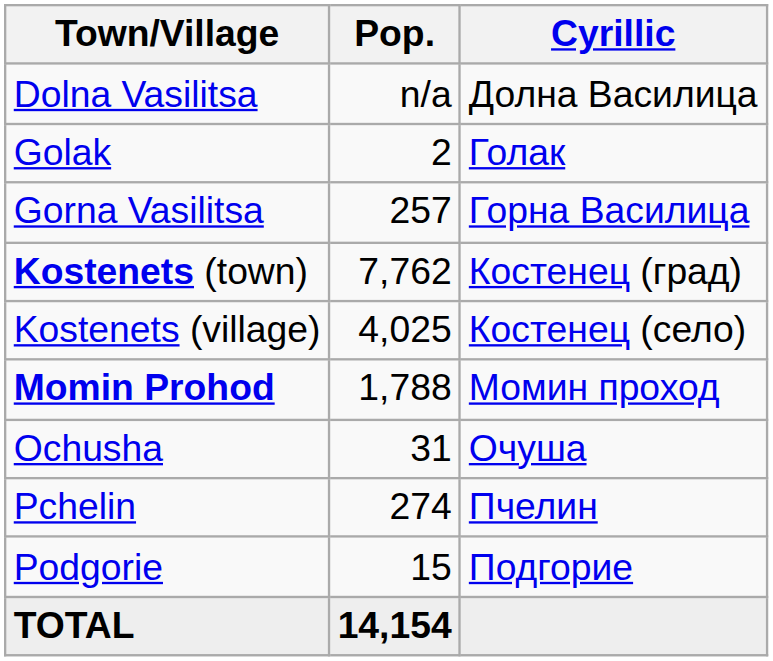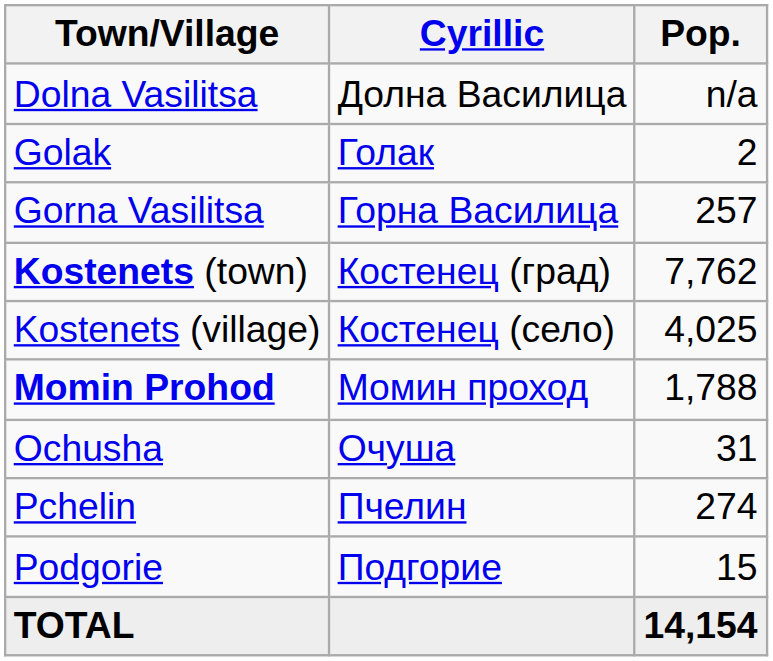columns swapped: (613, 34) <-> (395, 34)
